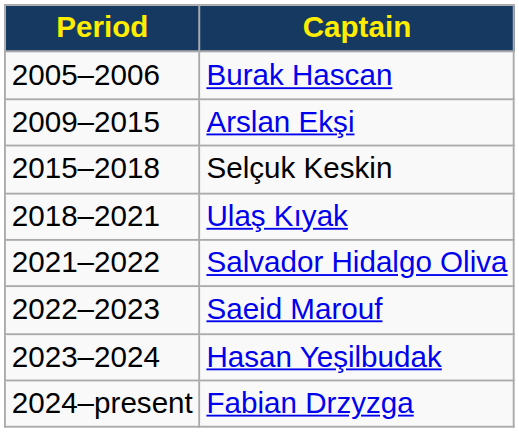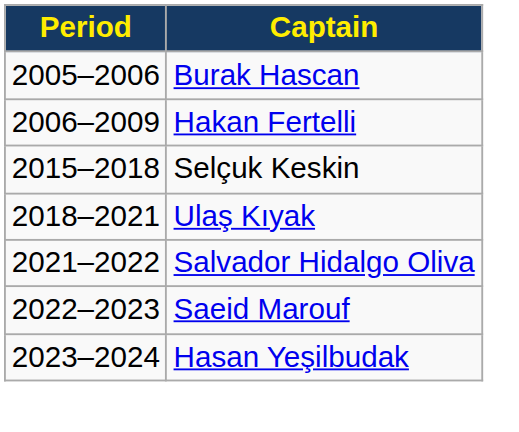+ row: (265, 121)
- row: (280, 121)
- row: (310, 403)
